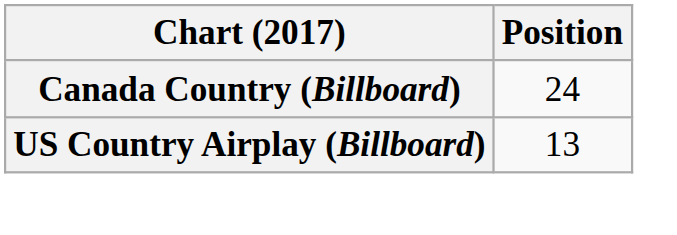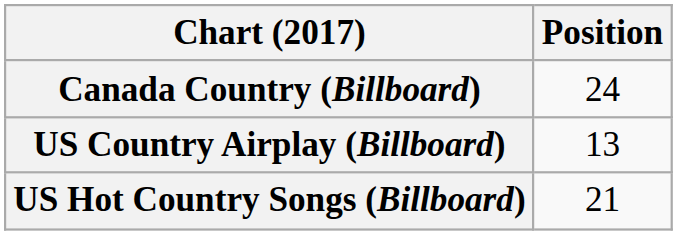+ row: (269, 199)
